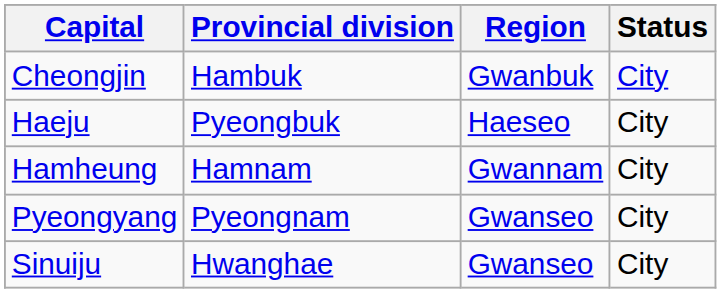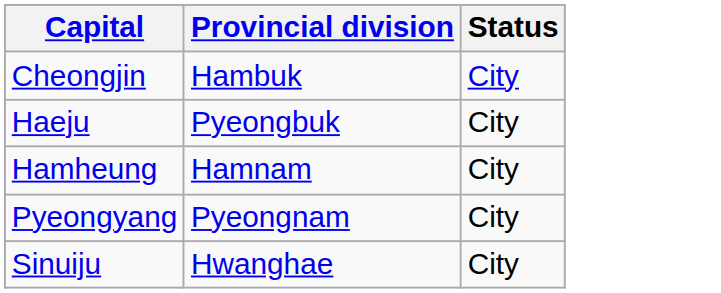- column: (535, 28)
